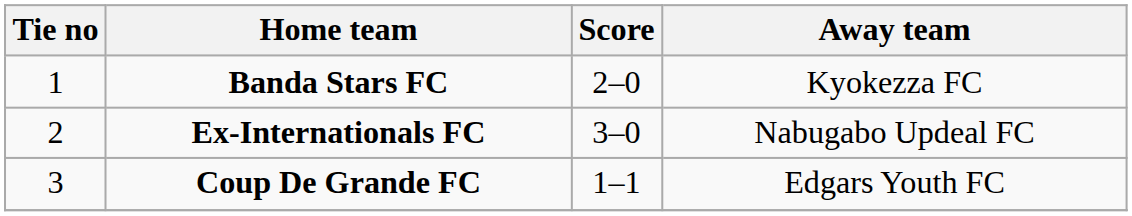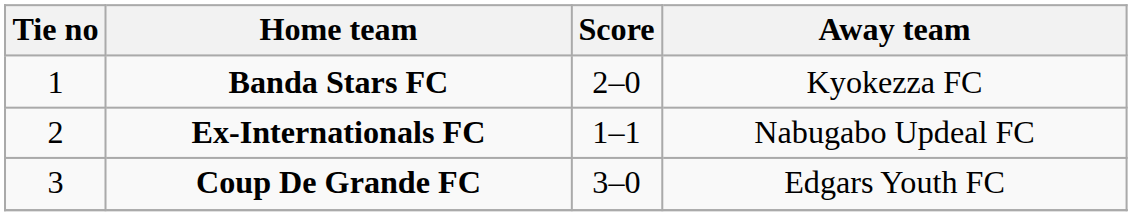(616, 132) 3–0 -> (616, 132) 1–1
(616, 183) 1–1 -> (616, 183) 3–0
